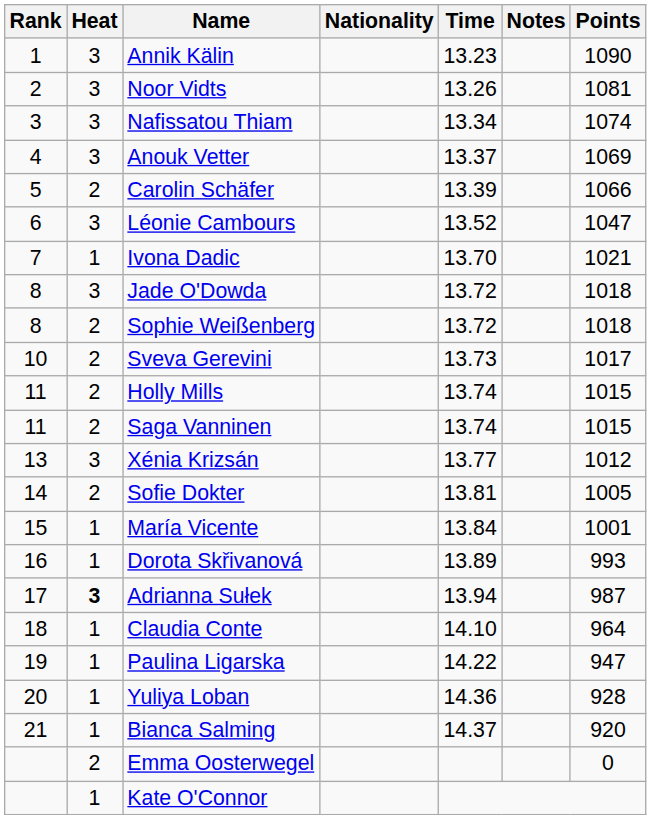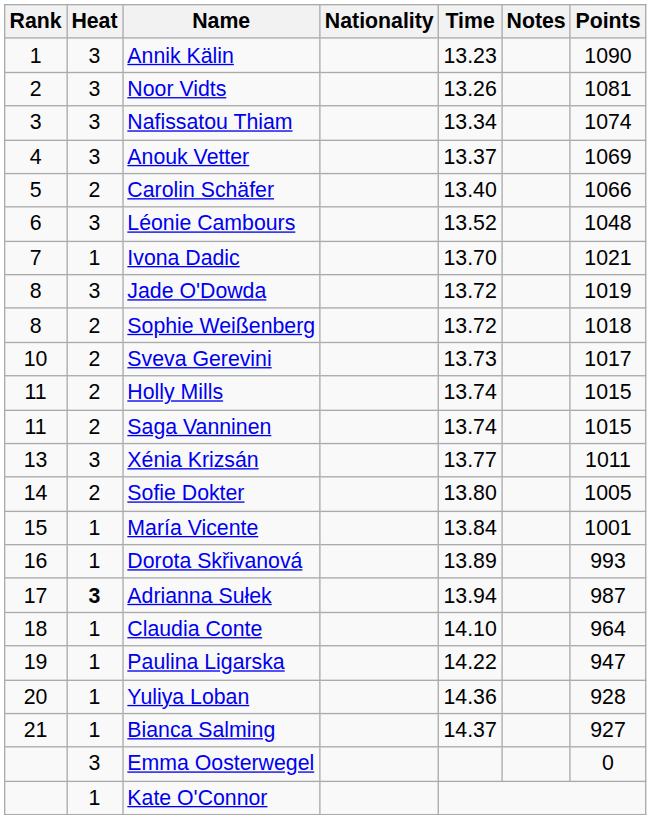(470, 190) 13.39 -> (470, 190) 13.40
(608, 223) 1047 -> (608, 223) 1048
(608, 291) 1018 -> (608, 291) 1019
(608, 460) 1012 -> (608, 460) 1011
(470, 493) 13.81 -> (470, 493) 13.80
(608, 730) 920 -> (608, 730) 927
(94, 763) 2 -> (94, 763) 3
